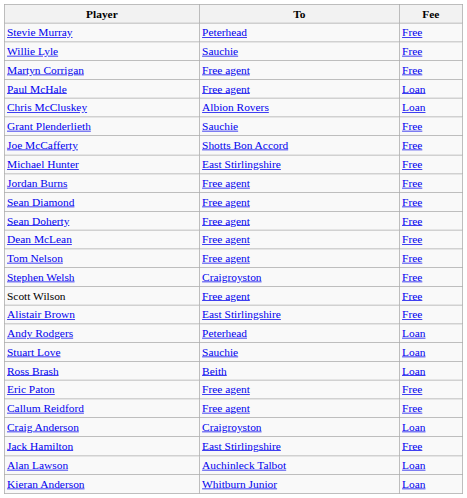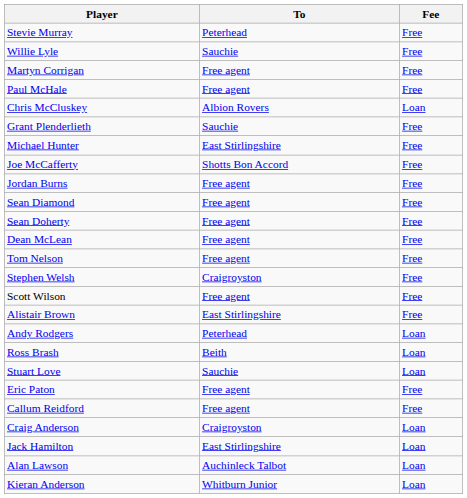(414, 89) Loan -> (412, 89) Free
rows swapped: (43, 145) <-> (43, 164)
rows swapped: (33, 371) <-> (34, 352)
(412, 446) Free -> (414, 446) Loan
